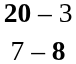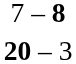rows swapped: (38, 13) <-> (38, 51)
